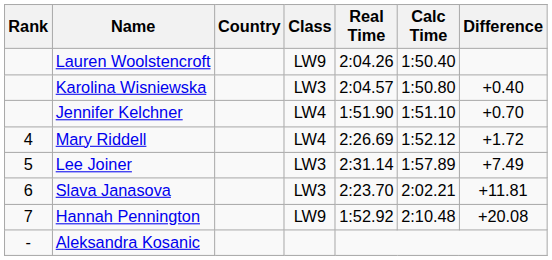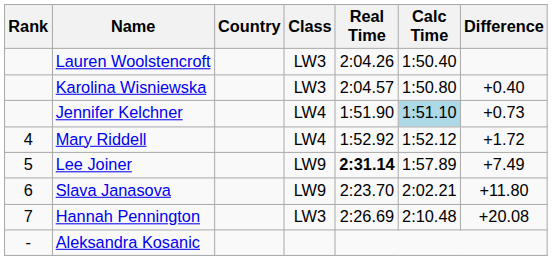(310, 61) LW9 -> (310, 61) LW3
(428, 113) no background -> (429, 113) lightblue background
(503, 113) +0.70 -> (504, 113) +0.73
(366, 139) 2:26.69 -> (367, 139) 1:52.92
(310, 165) LW3 -> (310, 165) LW9
(366, 165) normal -> (367, 165) bold
(310, 191) LW3 -> (310, 191) LW9
(503, 191) +11.81 -> (504, 191) +11.80
(310, 216) LW9 -> (310, 216) LW3
(366, 216) 1:52.92 -> (367, 216) 2:26.69
